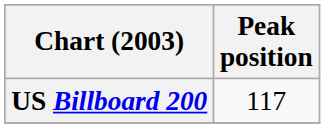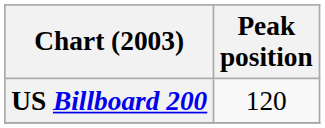(266, 100) 117 -> (266, 100) 120
